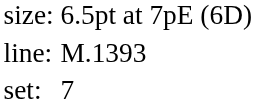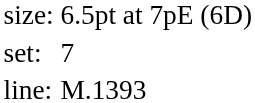rows swapped: (23, 90) <-> (28, 52)
